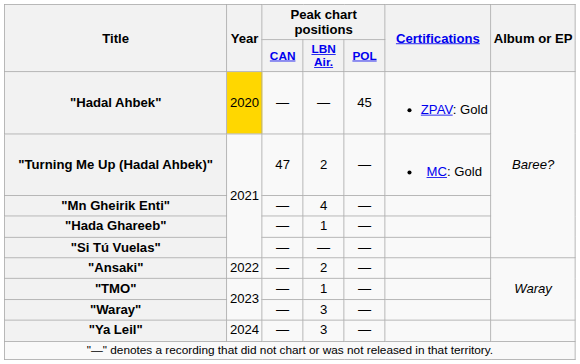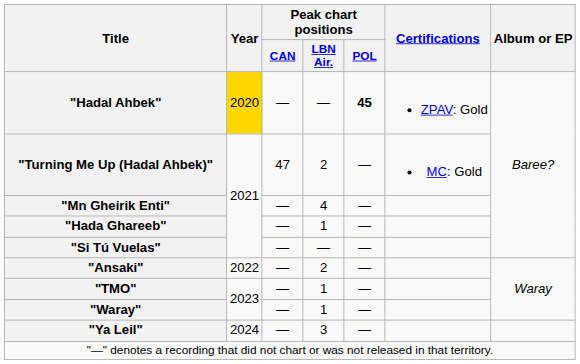(365, 102) normal -> (365, 102) bold
(324, 309) 3 -> (324, 309) 1
